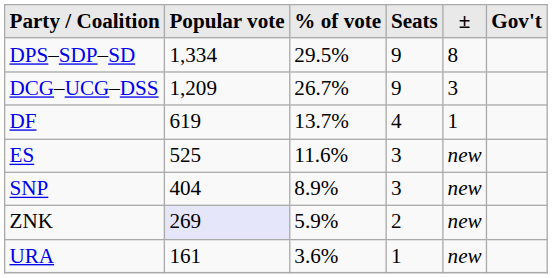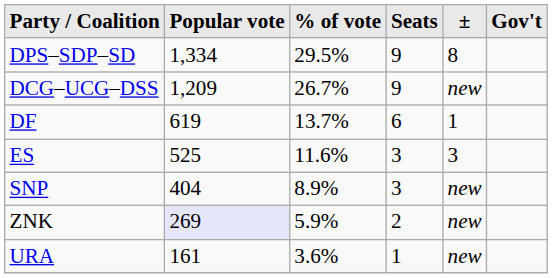(453, 88) 3 -> (465, 88) new
(396, 121) 4 -> (396, 121) 6
(465, 155) new -> (453, 155) 3
